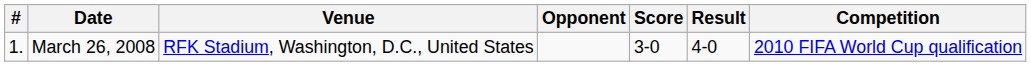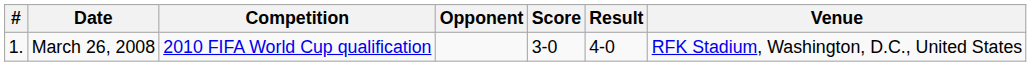columns swapped: (348, 18) <-> (888, 18)
